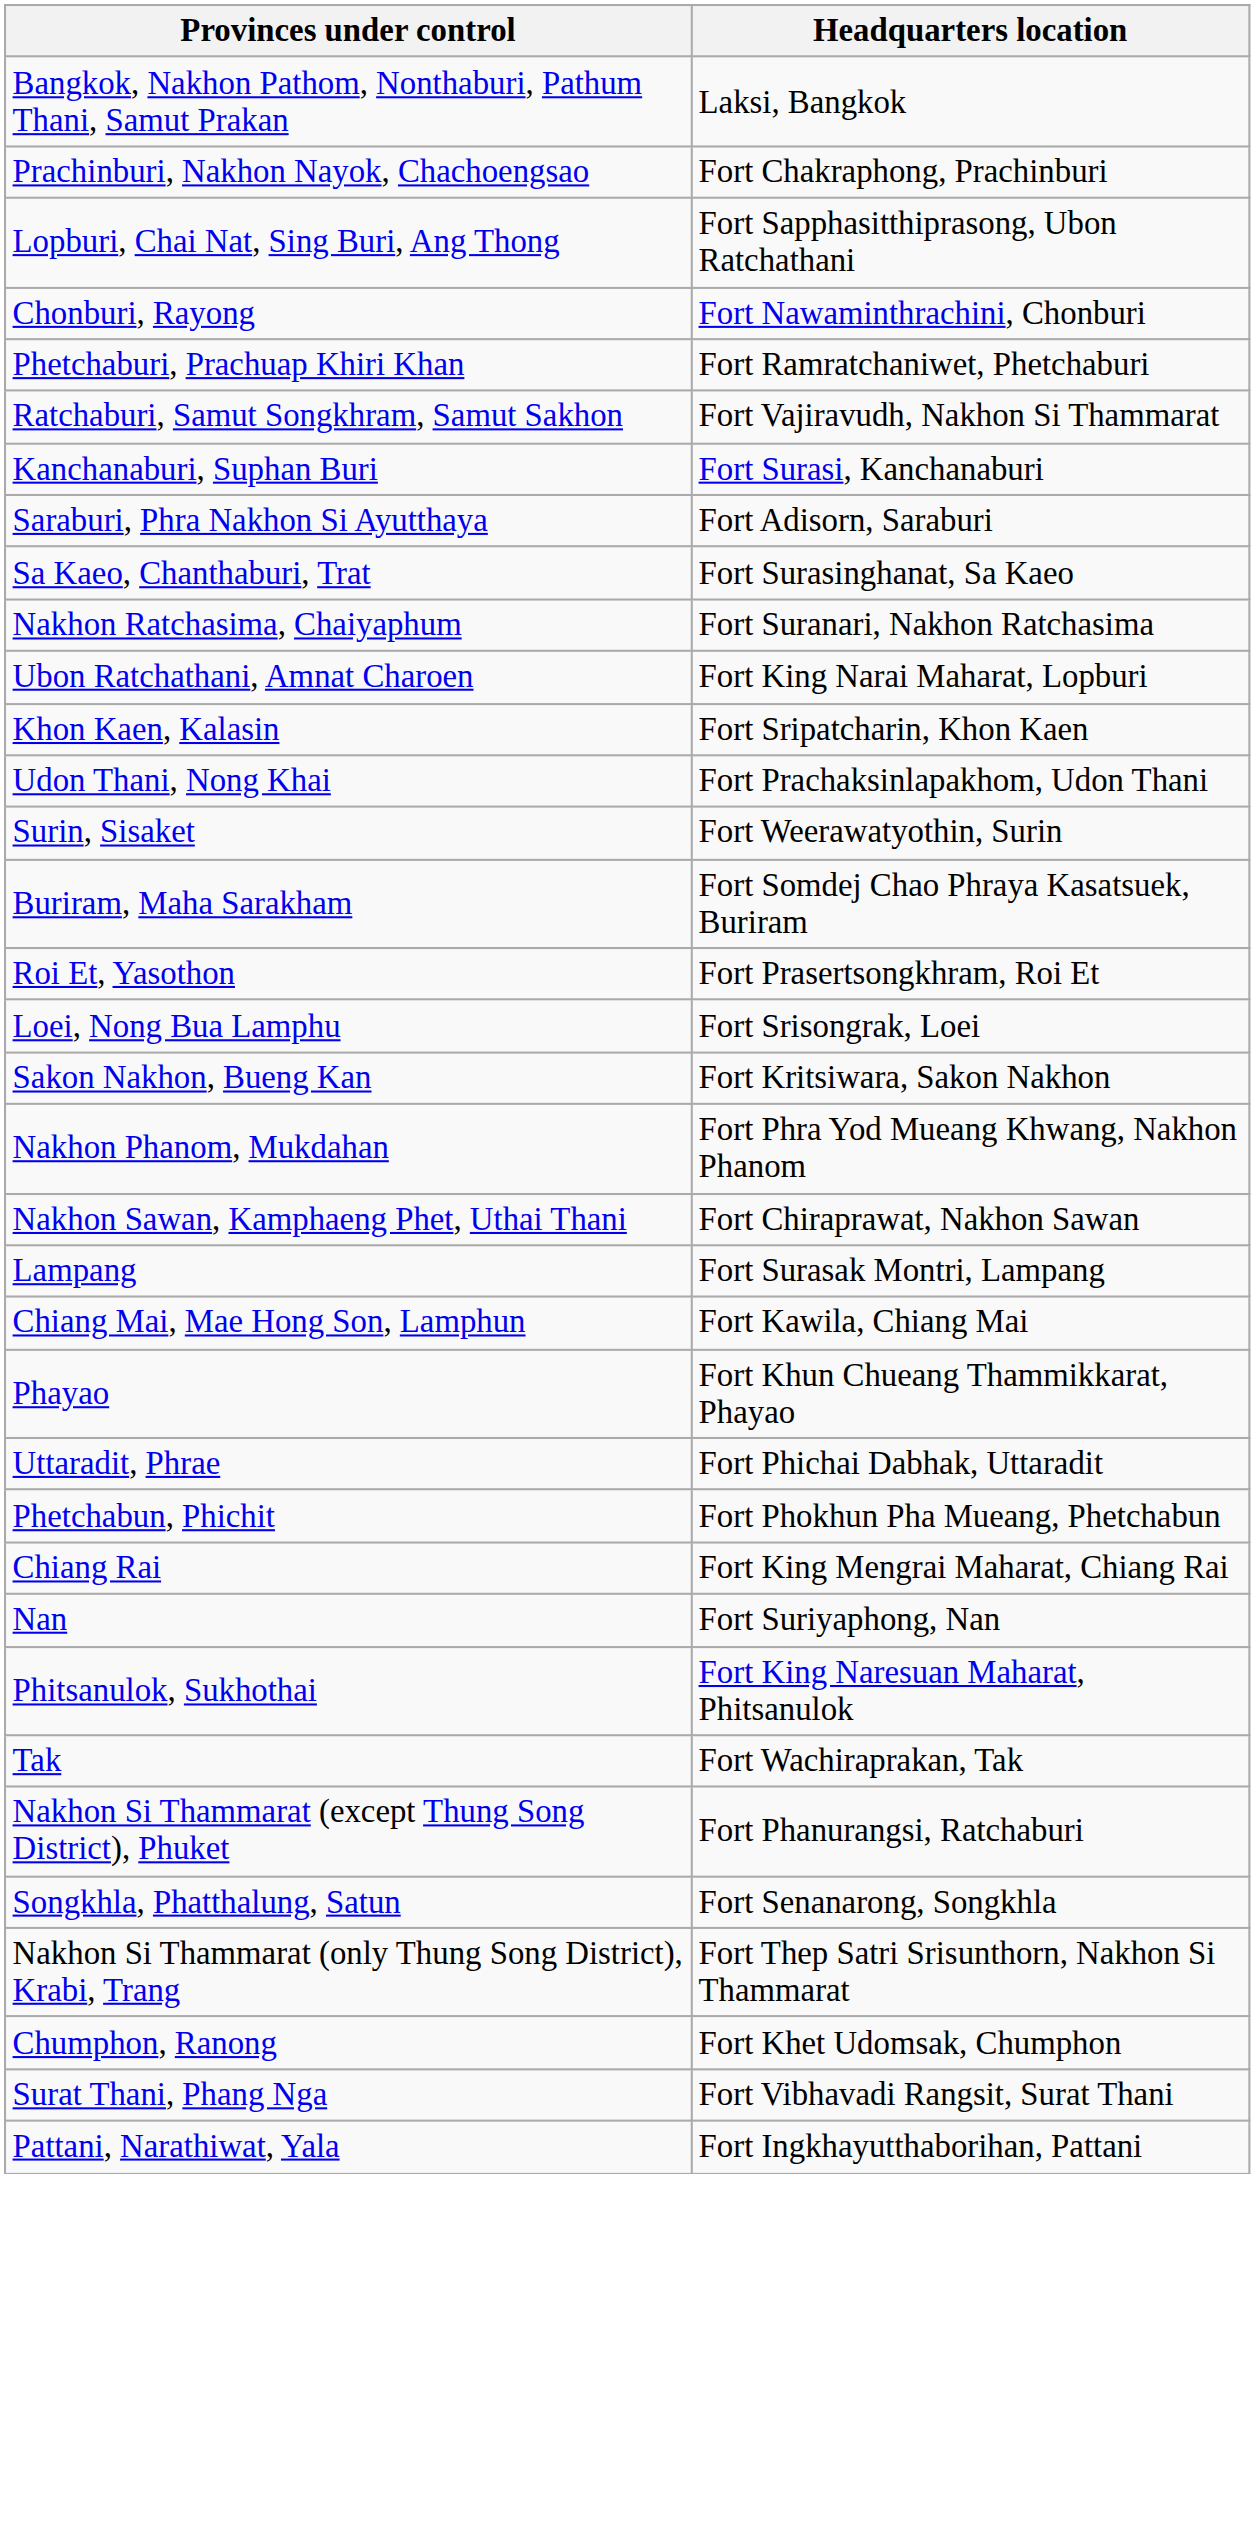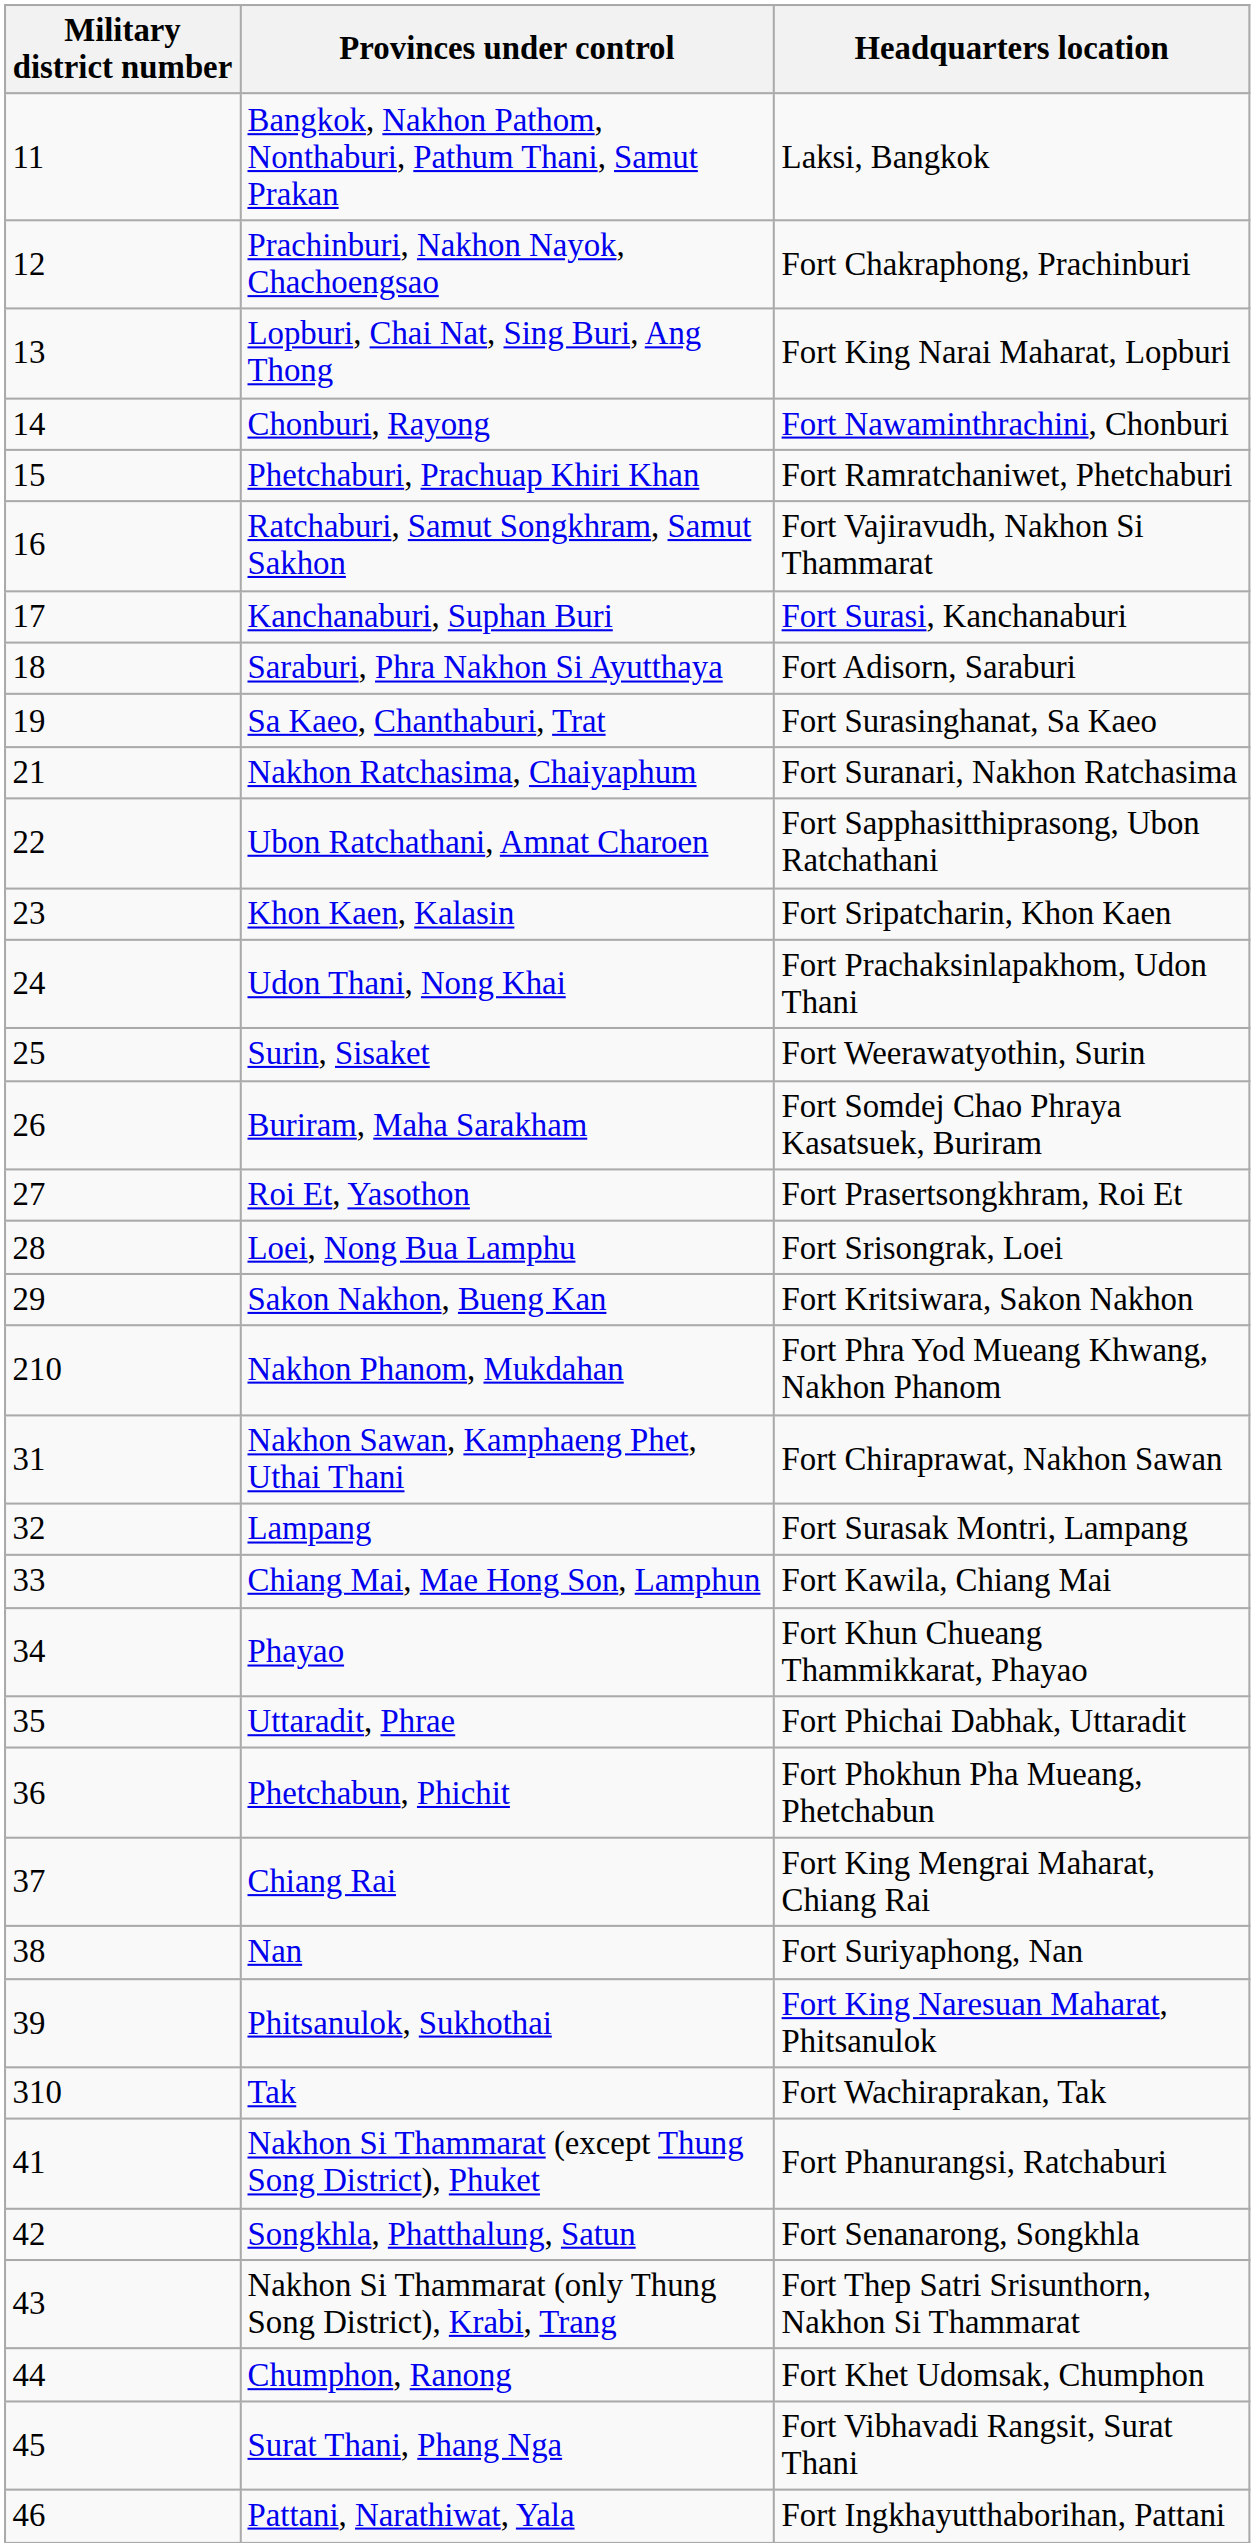+ column: (122, 48)
(908, 241) Fort Sapphasitthiprasong, Ubon Ratchathani -> (1006, 352) Fort King Narai Maharat, Lopburi
(923, 676) Fort King Narai Maharat, Lopburi -> (991, 842) Fort Sapphasitthiprasong, Ubon Ratchathani
